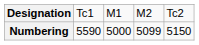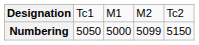(89, 31) 5590 -> (89, 31) 5050
